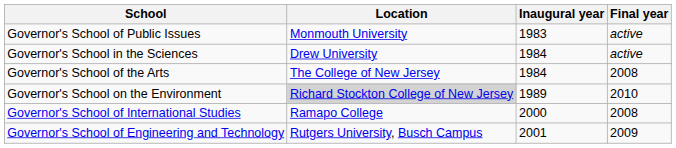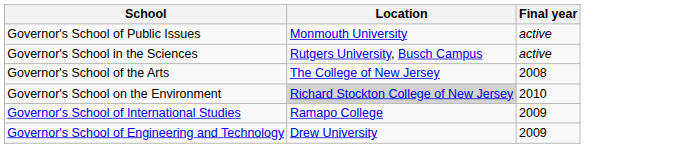- column: (562, 14)
(334, 53) Drew University -> (386, 53) Rutgers University, Busch Campus
(624, 113) 2008 -> (533, 113) 2009
(386, 133) Rutgers University, Busch Campus -> (334, 133) Drew University
